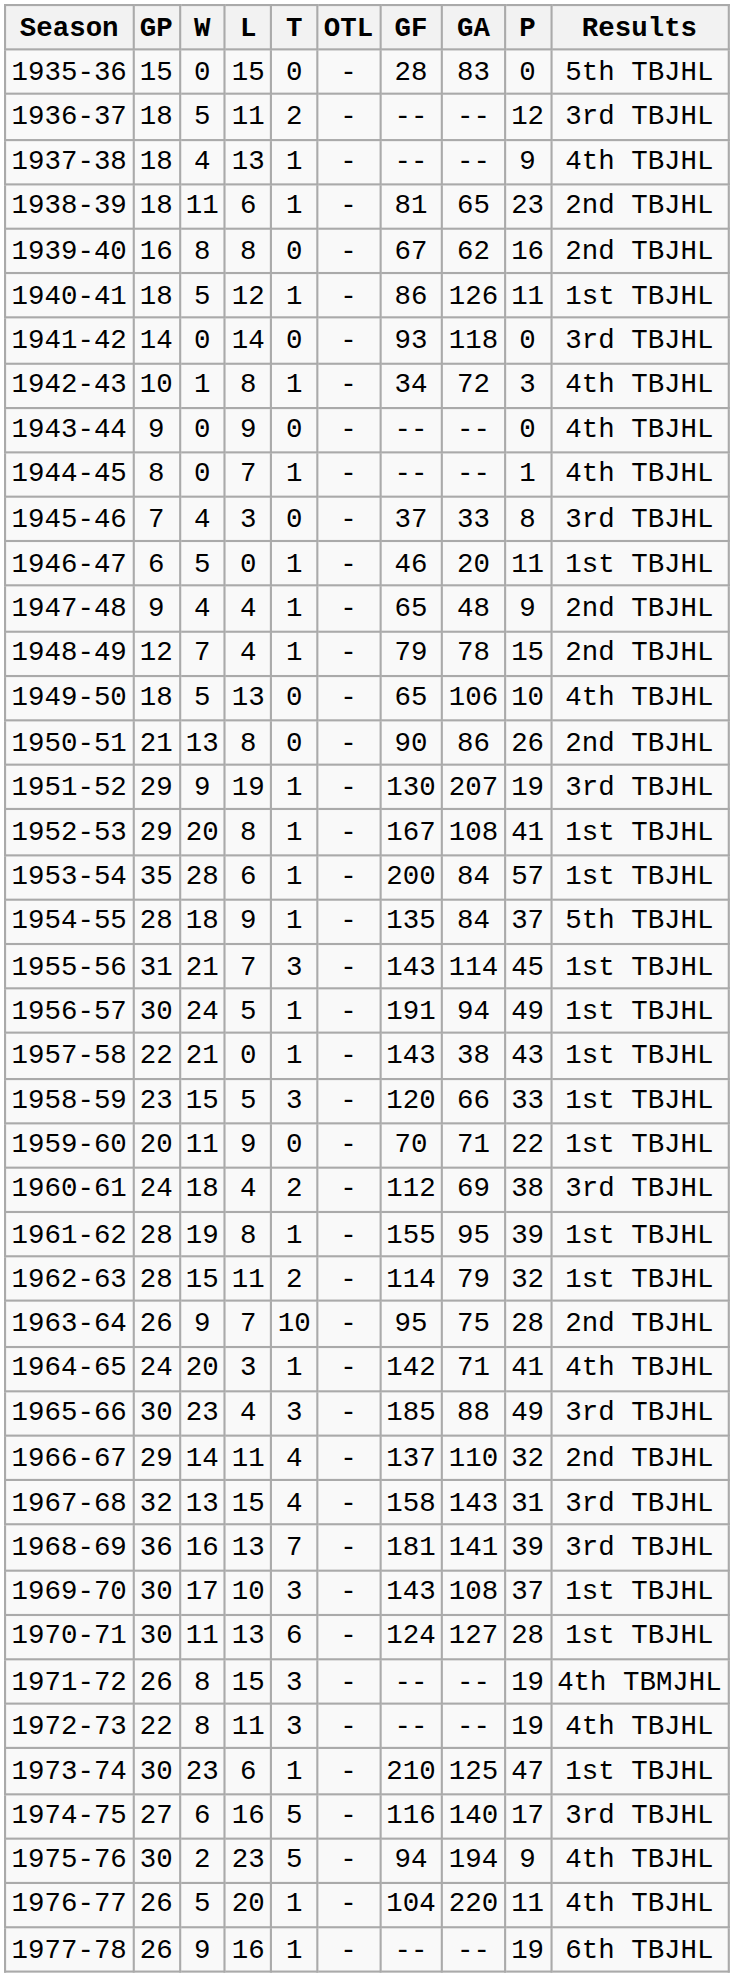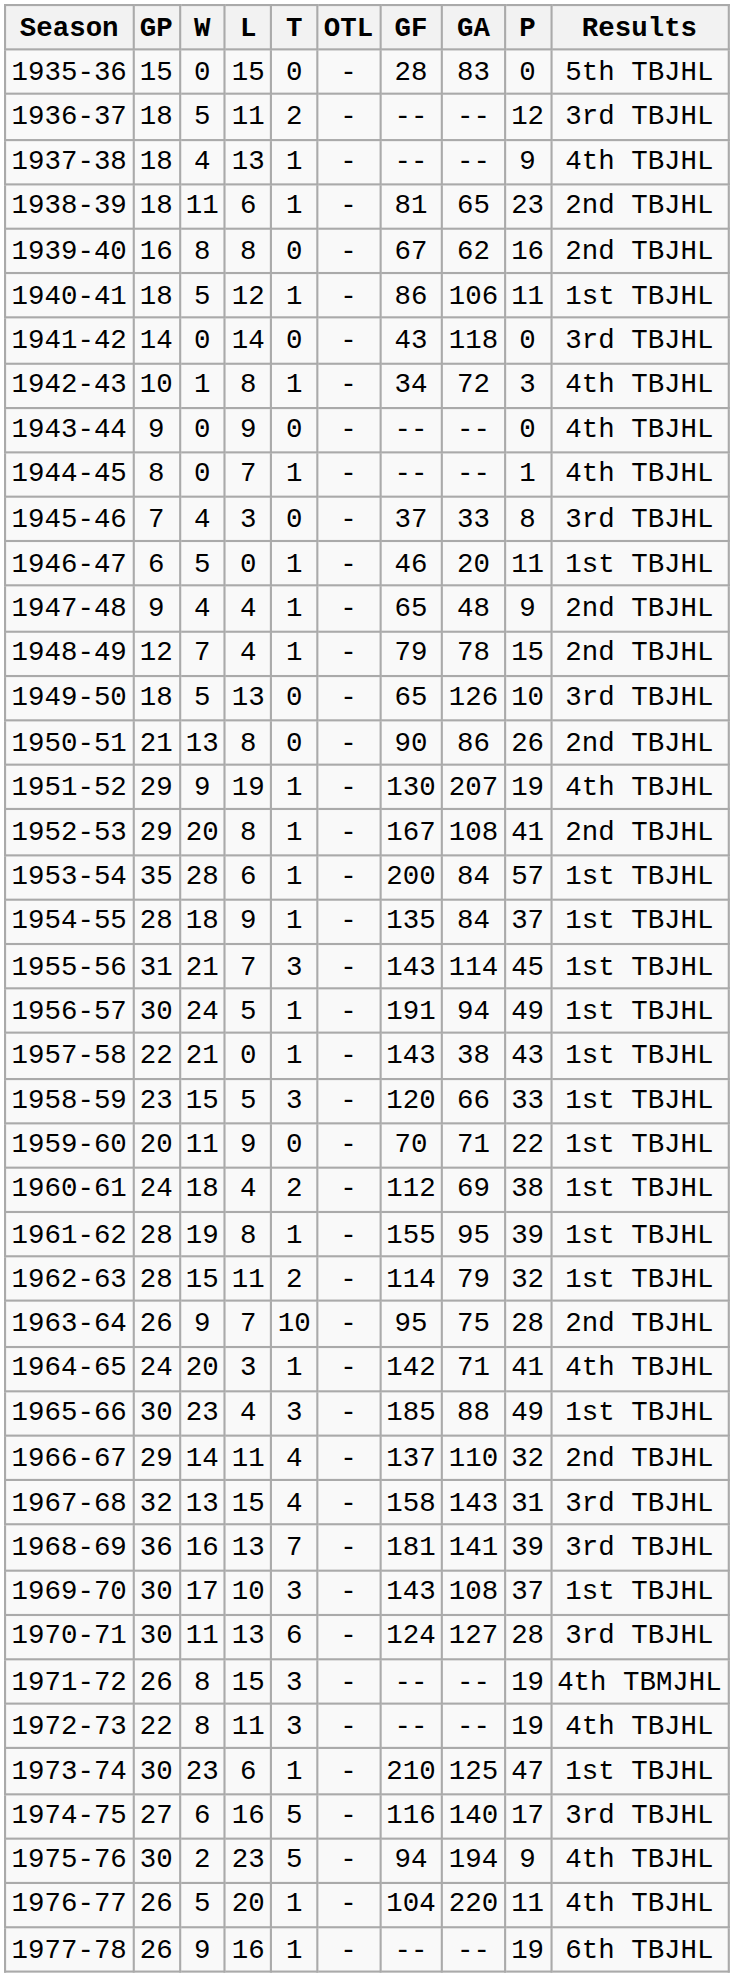(473, 296) 126 -> (473, 296) 106
(411, 340) 93 -> (411, 340) 43
(473, 698) 106 -> (473, 698) 126
(639, 698) 4th TBJHL -> (639, 698) 3rd TBJHL
(639, 787) 3rd TBJHL -> (639, 787) 4th TBJHL
(639, 832) 1st TBJHL -> (639, 832) 2nd TBJHL
(639, 922) 5th TBJHL -> (639, 922) 1st TBJHL
(639, 1190) 3rd TBJHL -> (639, 1190) 1st TBJHL
(639, 1413) 3rd TBJHL -> (639, 1413) 1st TBJHL
(639, 1637) 1st TBJHL -> (639, 1637) 3rd TBJHL
